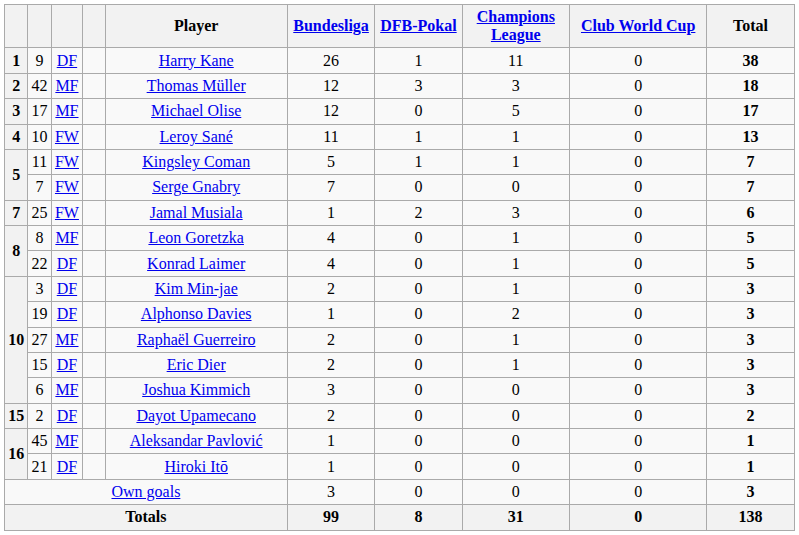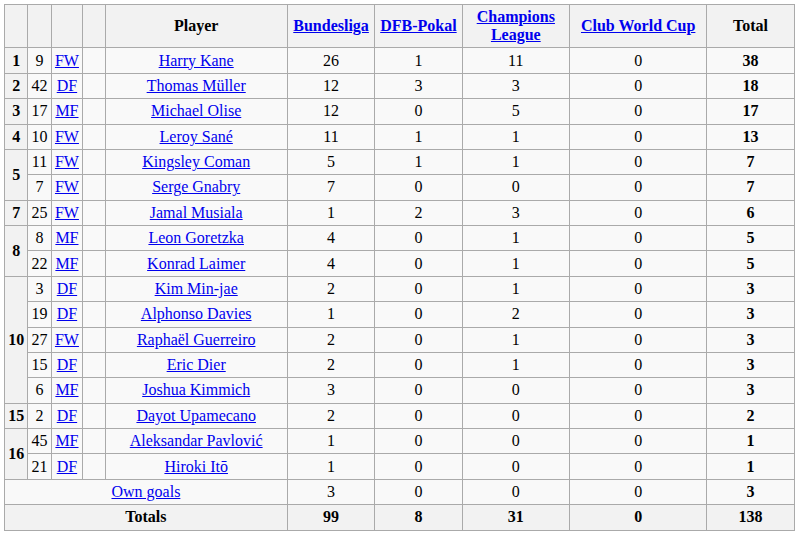(67, 60) DF -> (67, 60) FW
(67, 85) MF -> (67, 85) DF
(67, 263) DF -> (67, 263) MF
(67, 339) MF -> (67, 339) FW
